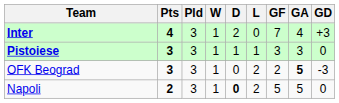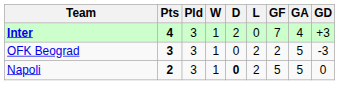- row: (33, 51)
(300, 70) bold -> (300, 51) normal
